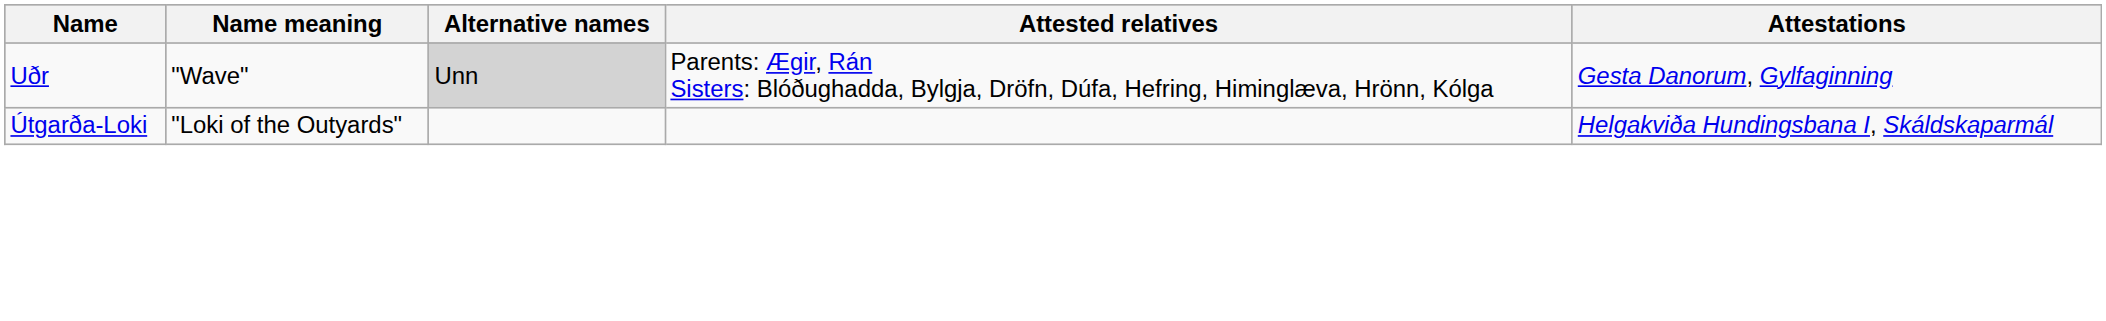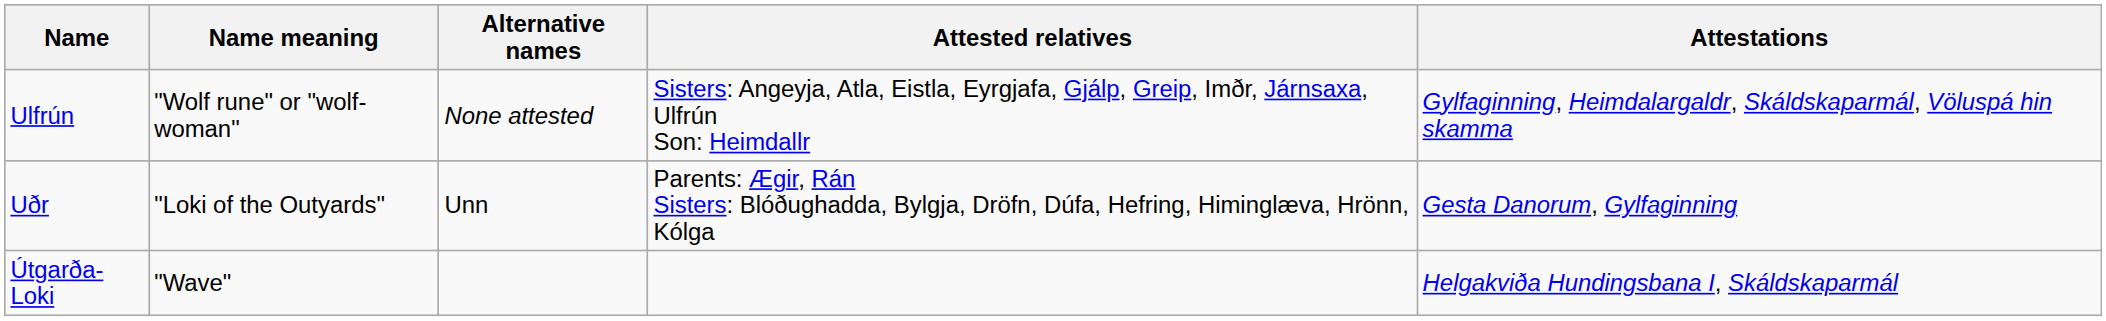+ row: (42, 115)
(210, 75) "Wave" -> (270, 206) "Loki of the Outyards"
(456, 75) lightgrey background -> (466, 206) no background
(287, 126) "Loki of the Outyards" -> (193, 283) "Wave"
